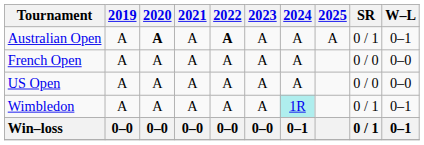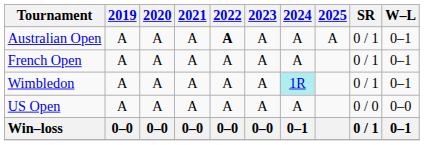(157, 38) bold -> (157, 38) normal
(366, 60) 0 / 0 -> (366, 60) 0 / 1
(401, 60) 0–0 -> (401, 60) 0–1
rows swapped: (41, 106) <-> (34, 83)
